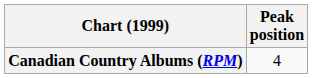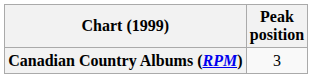(277, 60) 4 -> (277, 60) 3
